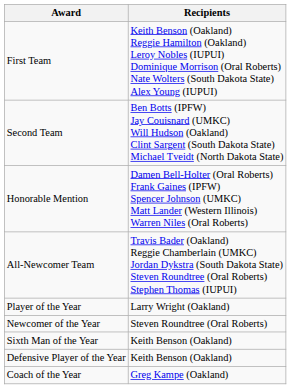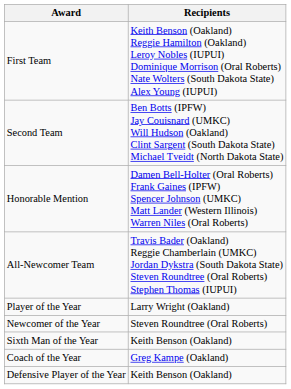rows swapped: (66, 358) <-> (44, 375)
